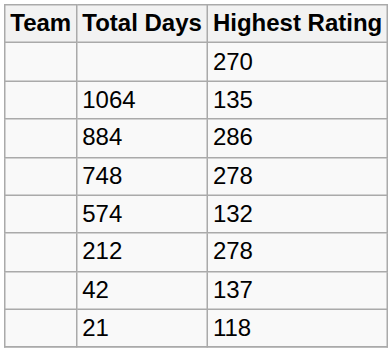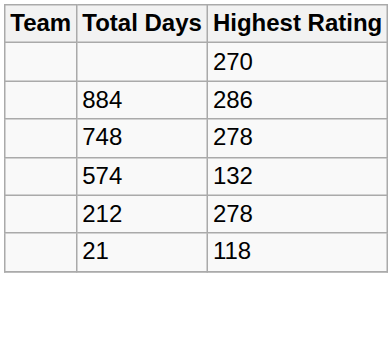- row: (109, 99)
- row: (96, 289)
